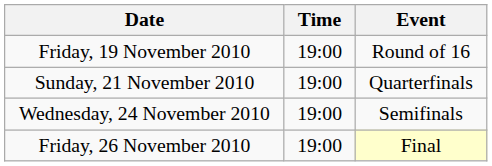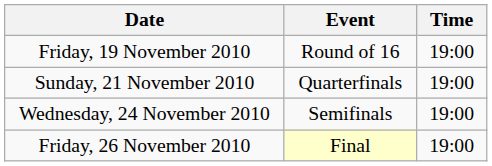columns swapped: (320, 20) <-> (421, 20)
